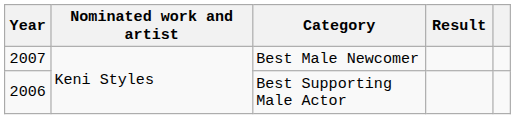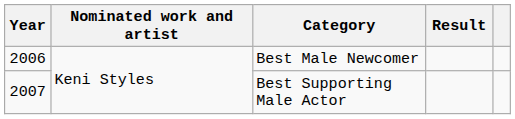(28, 59) 2007 -> (28, 59) 2006
(28, 92) 2006 -> (28, 92) 2007
